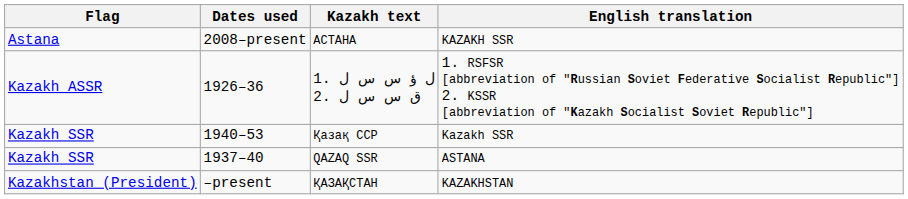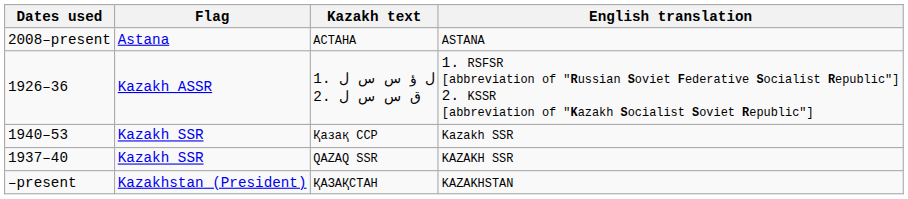columns swapped: (102, 16) <-> (255, 16)
(478, 40) KAZAKH SSR -> (463, 40) ASTANA
(463, 159) ASTANA -> (478, 159) KAZAKH SSR
